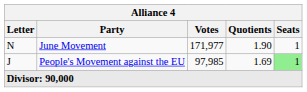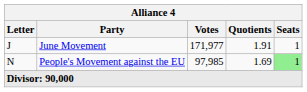(10, 45) N -> (9, 45) J
(263, 45) 1.90 -> (263, 45) 1.91
(9, 62) J -> (10, 62) N
